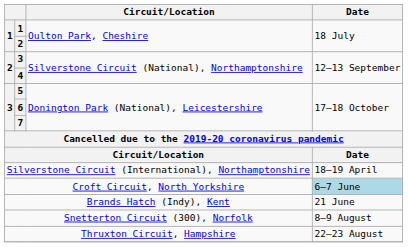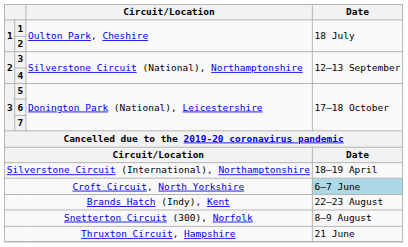(335, 202) 21 June -> (349, 202) 22–23 August
(349, 234) 22–23 August -> (335, 234) 21 June
